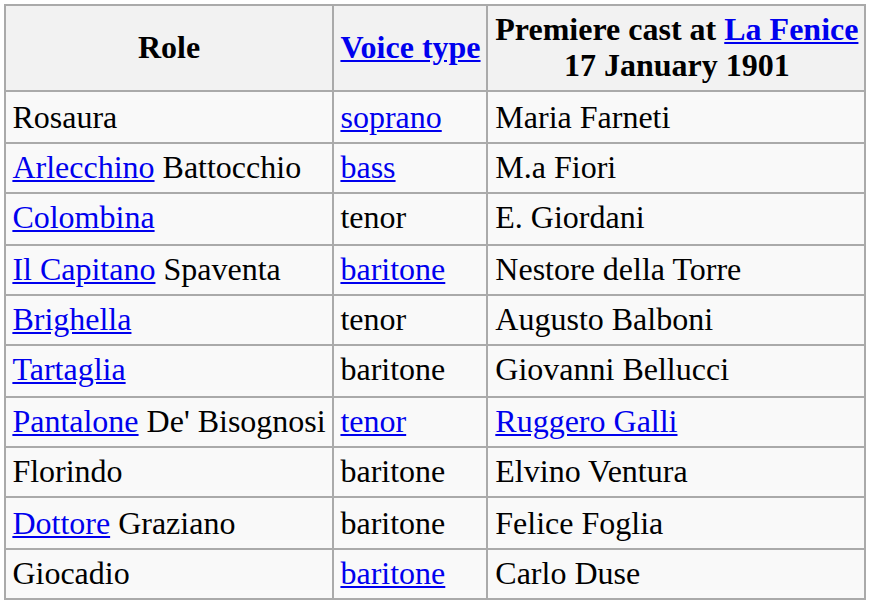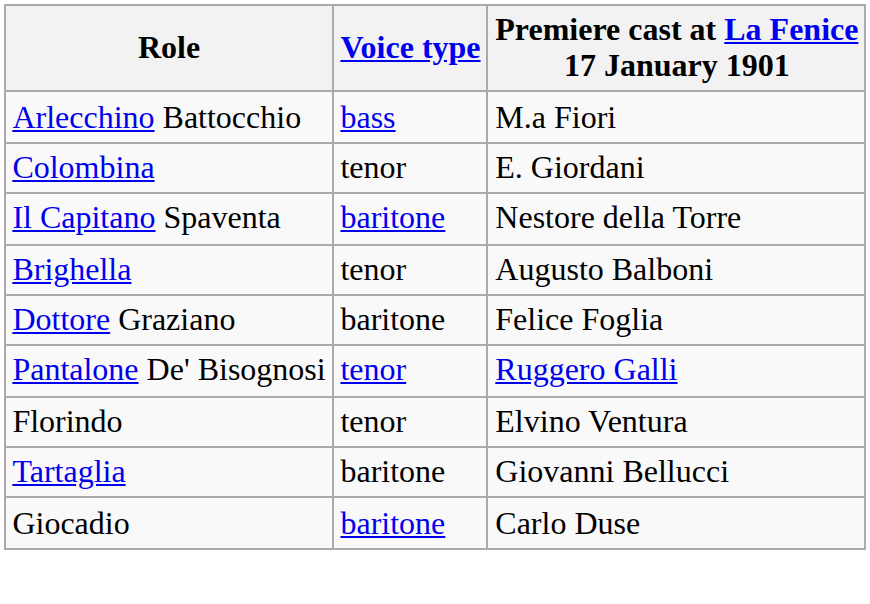- row: (65, 116)
rows swapped: (124, 522) <-> (69, 370)
(393, 471) baritone -> (373, 421) tenor
